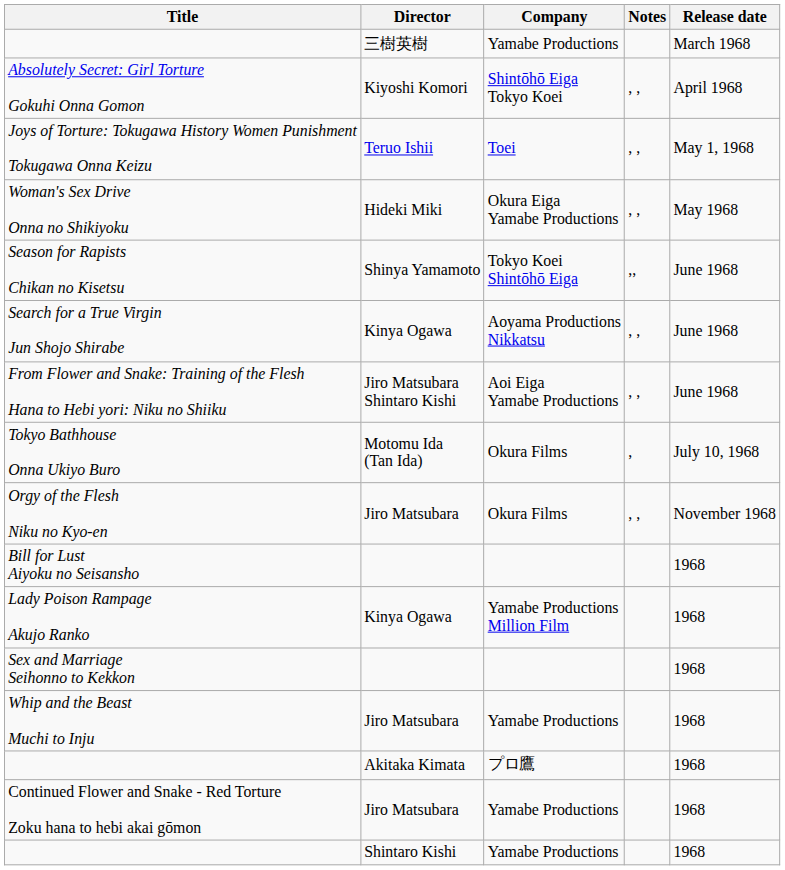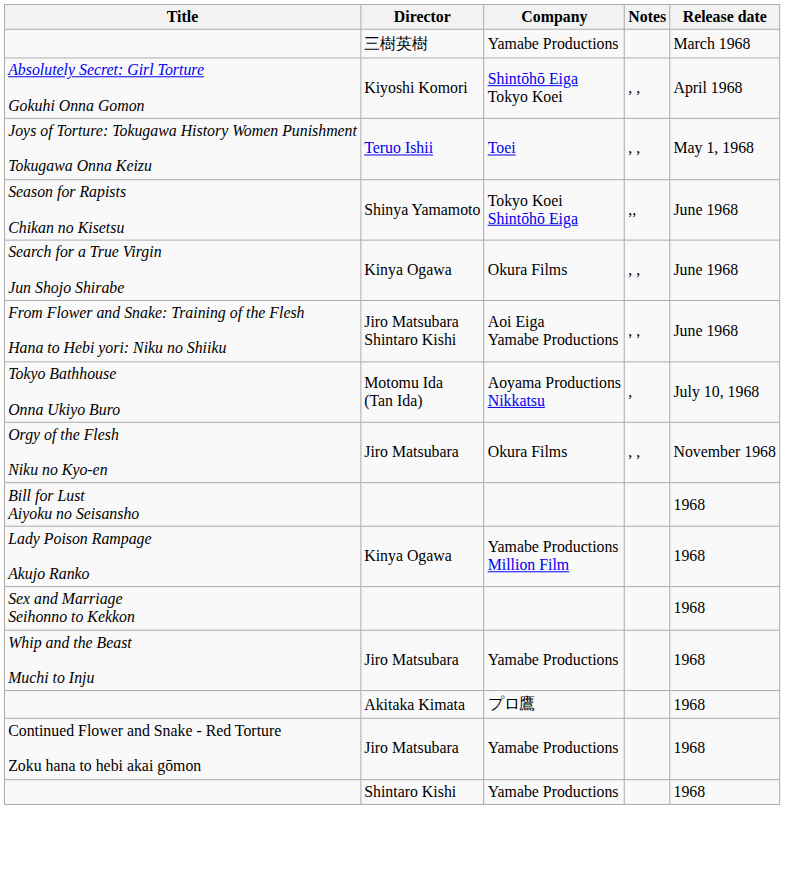- row: (69, 209)
(554, 331) Aoyama Productions Nikkatsu -> (528, 270) Okura Films
(528, 452) Okura Films -> (554, 391) Aoyama Productions Nikkatsu
